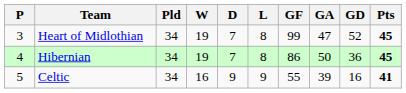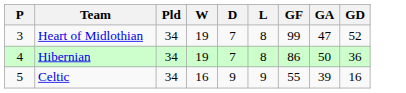- column: (386, 14)
